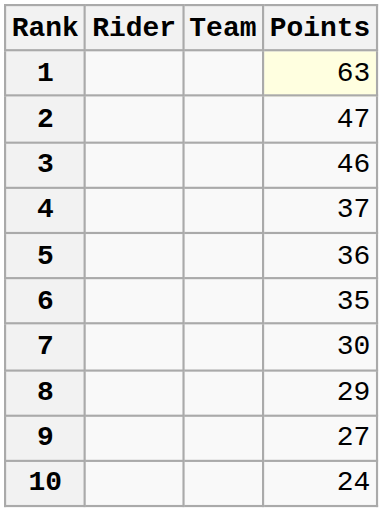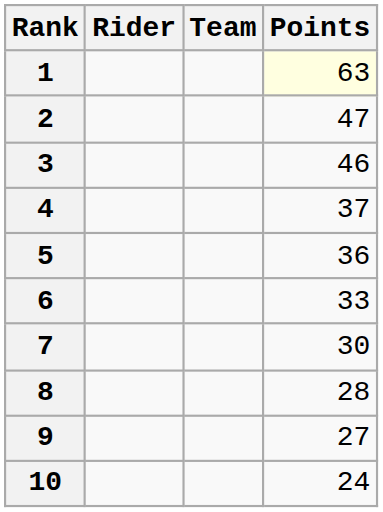(354, 301) 35 -> (354, 301) 33
(354, 392) 29 -> (354, 392) 28
